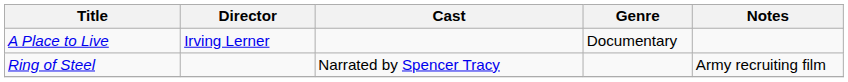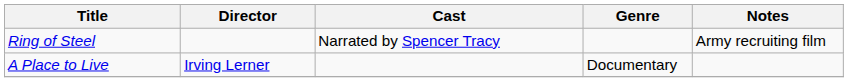rows swapped: (58, 40) <-> (51, 64)
